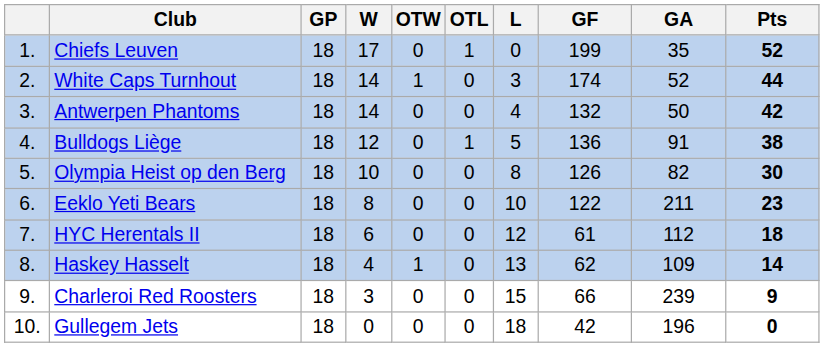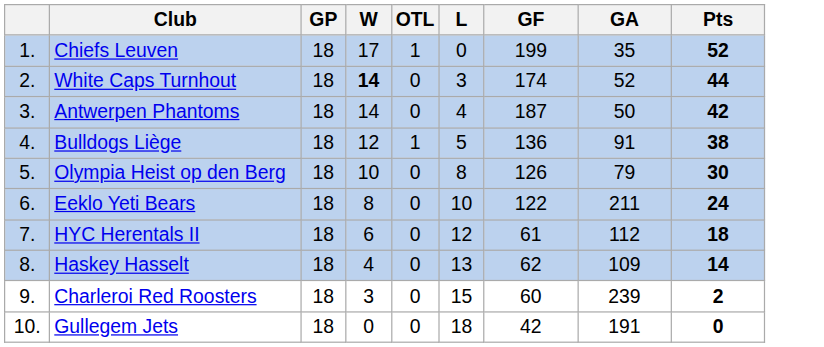- column: (418, 19)
(369, 81) normal -> (369, 81) bold
(585, 111) 132 -> (531, 111) 187
(679, 173) 82 -> (624, 173) 79
(772, 204) 23 -> (718, 204) 24
(585, 296) 66 -> (531, 296) 60
(772, 296) 9 -> (718, 296) 2
(679, 326) 196 -> (624, 326) 191
